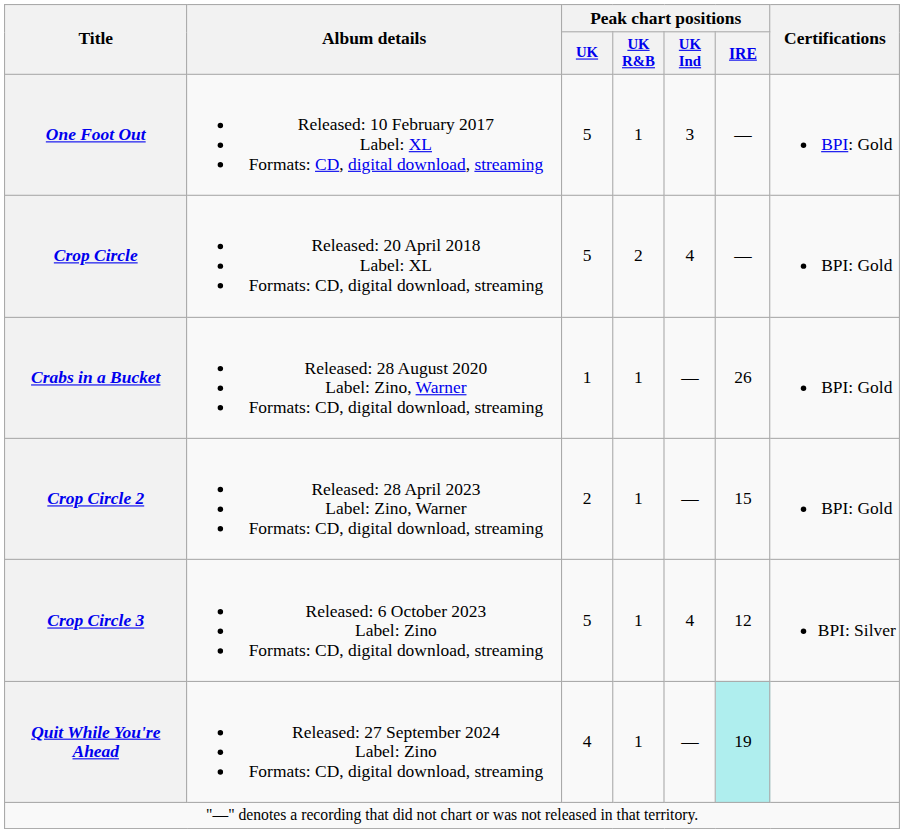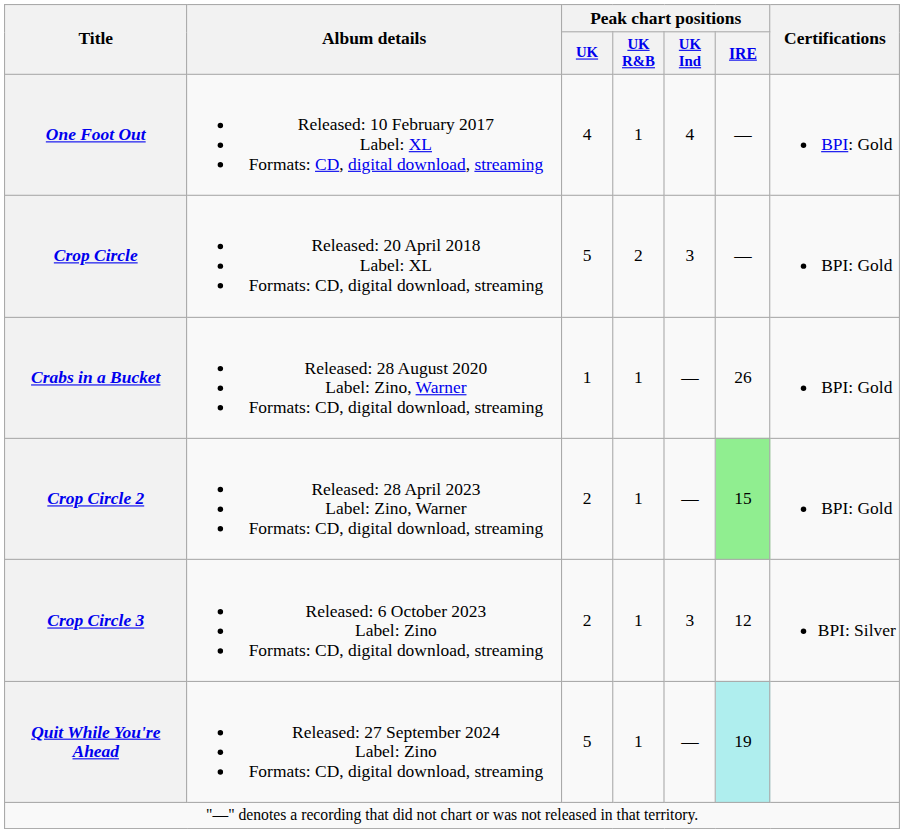(587, 134) 5 -> (587, 134) 4
(690, 134) 3 -> (690, 134) 4
(690, 256) 4 -> (690, 256) 3
(743, 498) no background -> (743, 498) lightgreen background
(587, 620) 5 -> (587, 620) 2
(690, 620) 4 -> (690, 620) 3
(587, 741) 4 -> (587, 741) 5
